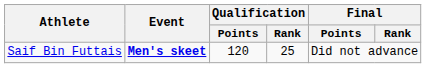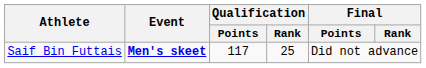(238, 52) 120 -> (238, 52) 117
